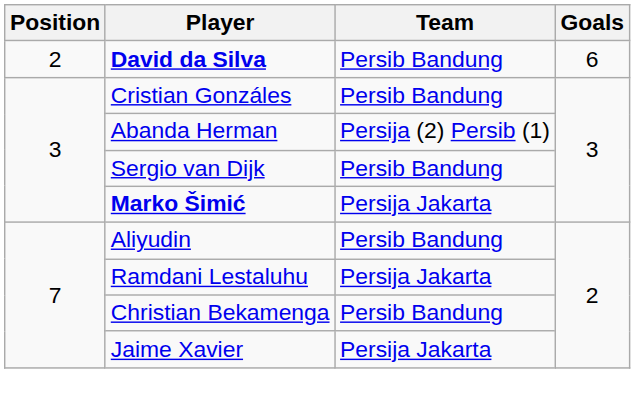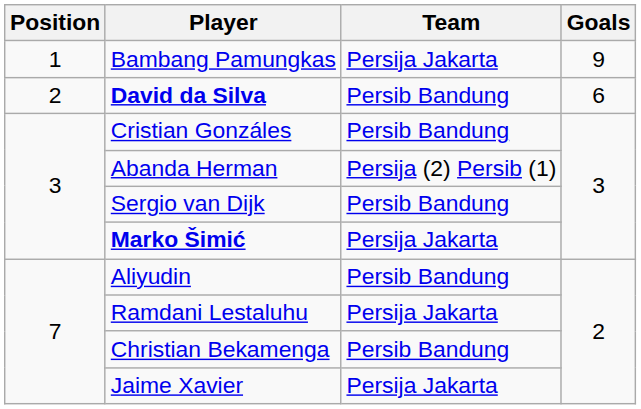+ row: (223, 58)
